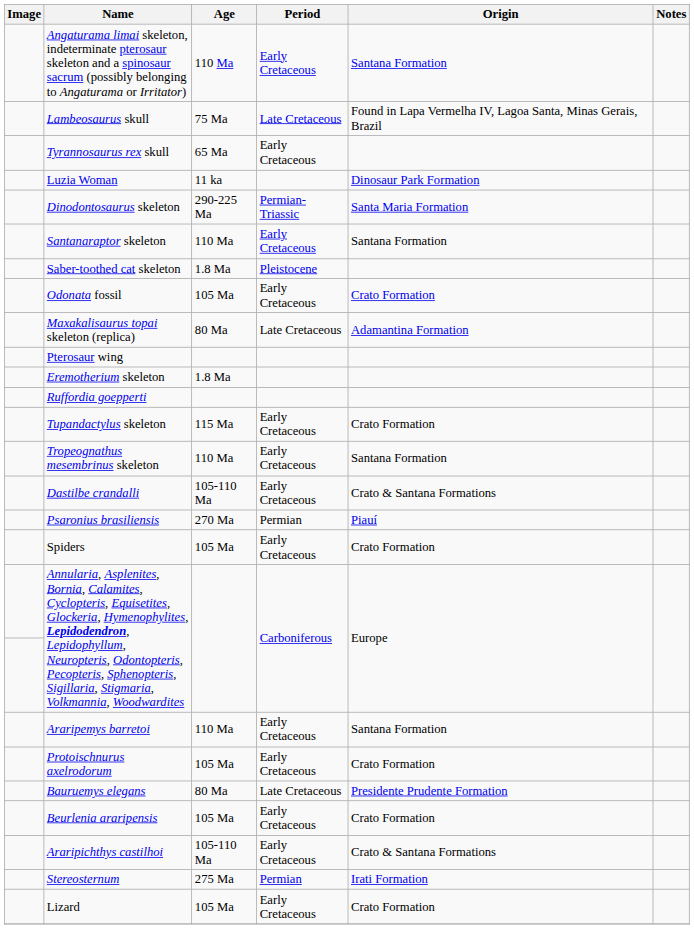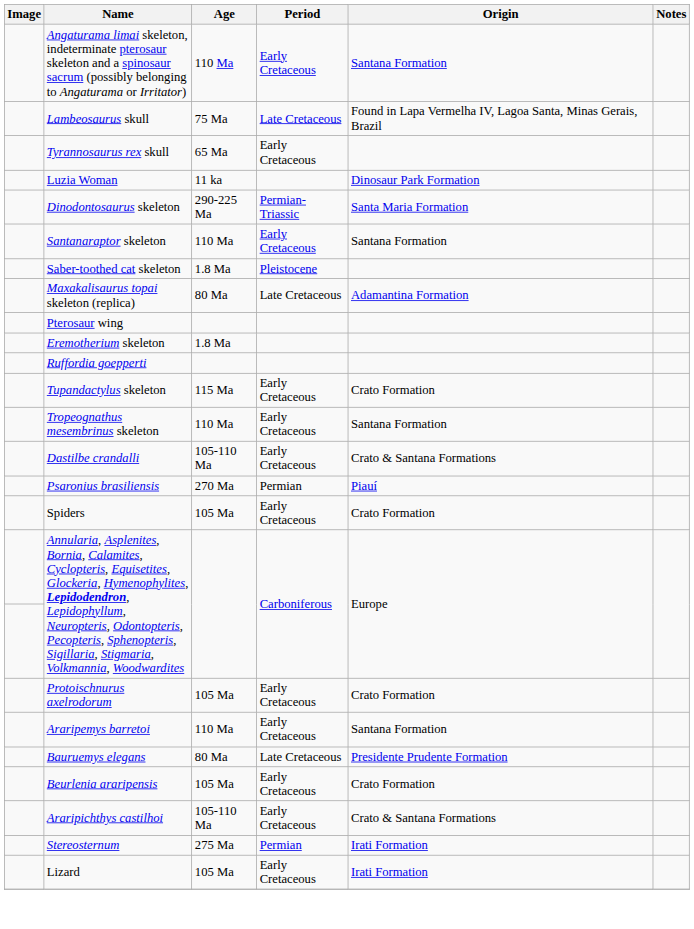- row: (84, 295)
rows swapped: (86, 763) <-> (98, 729)
(393, 906) Crato Formation -> (389, 872) Irati Formation
